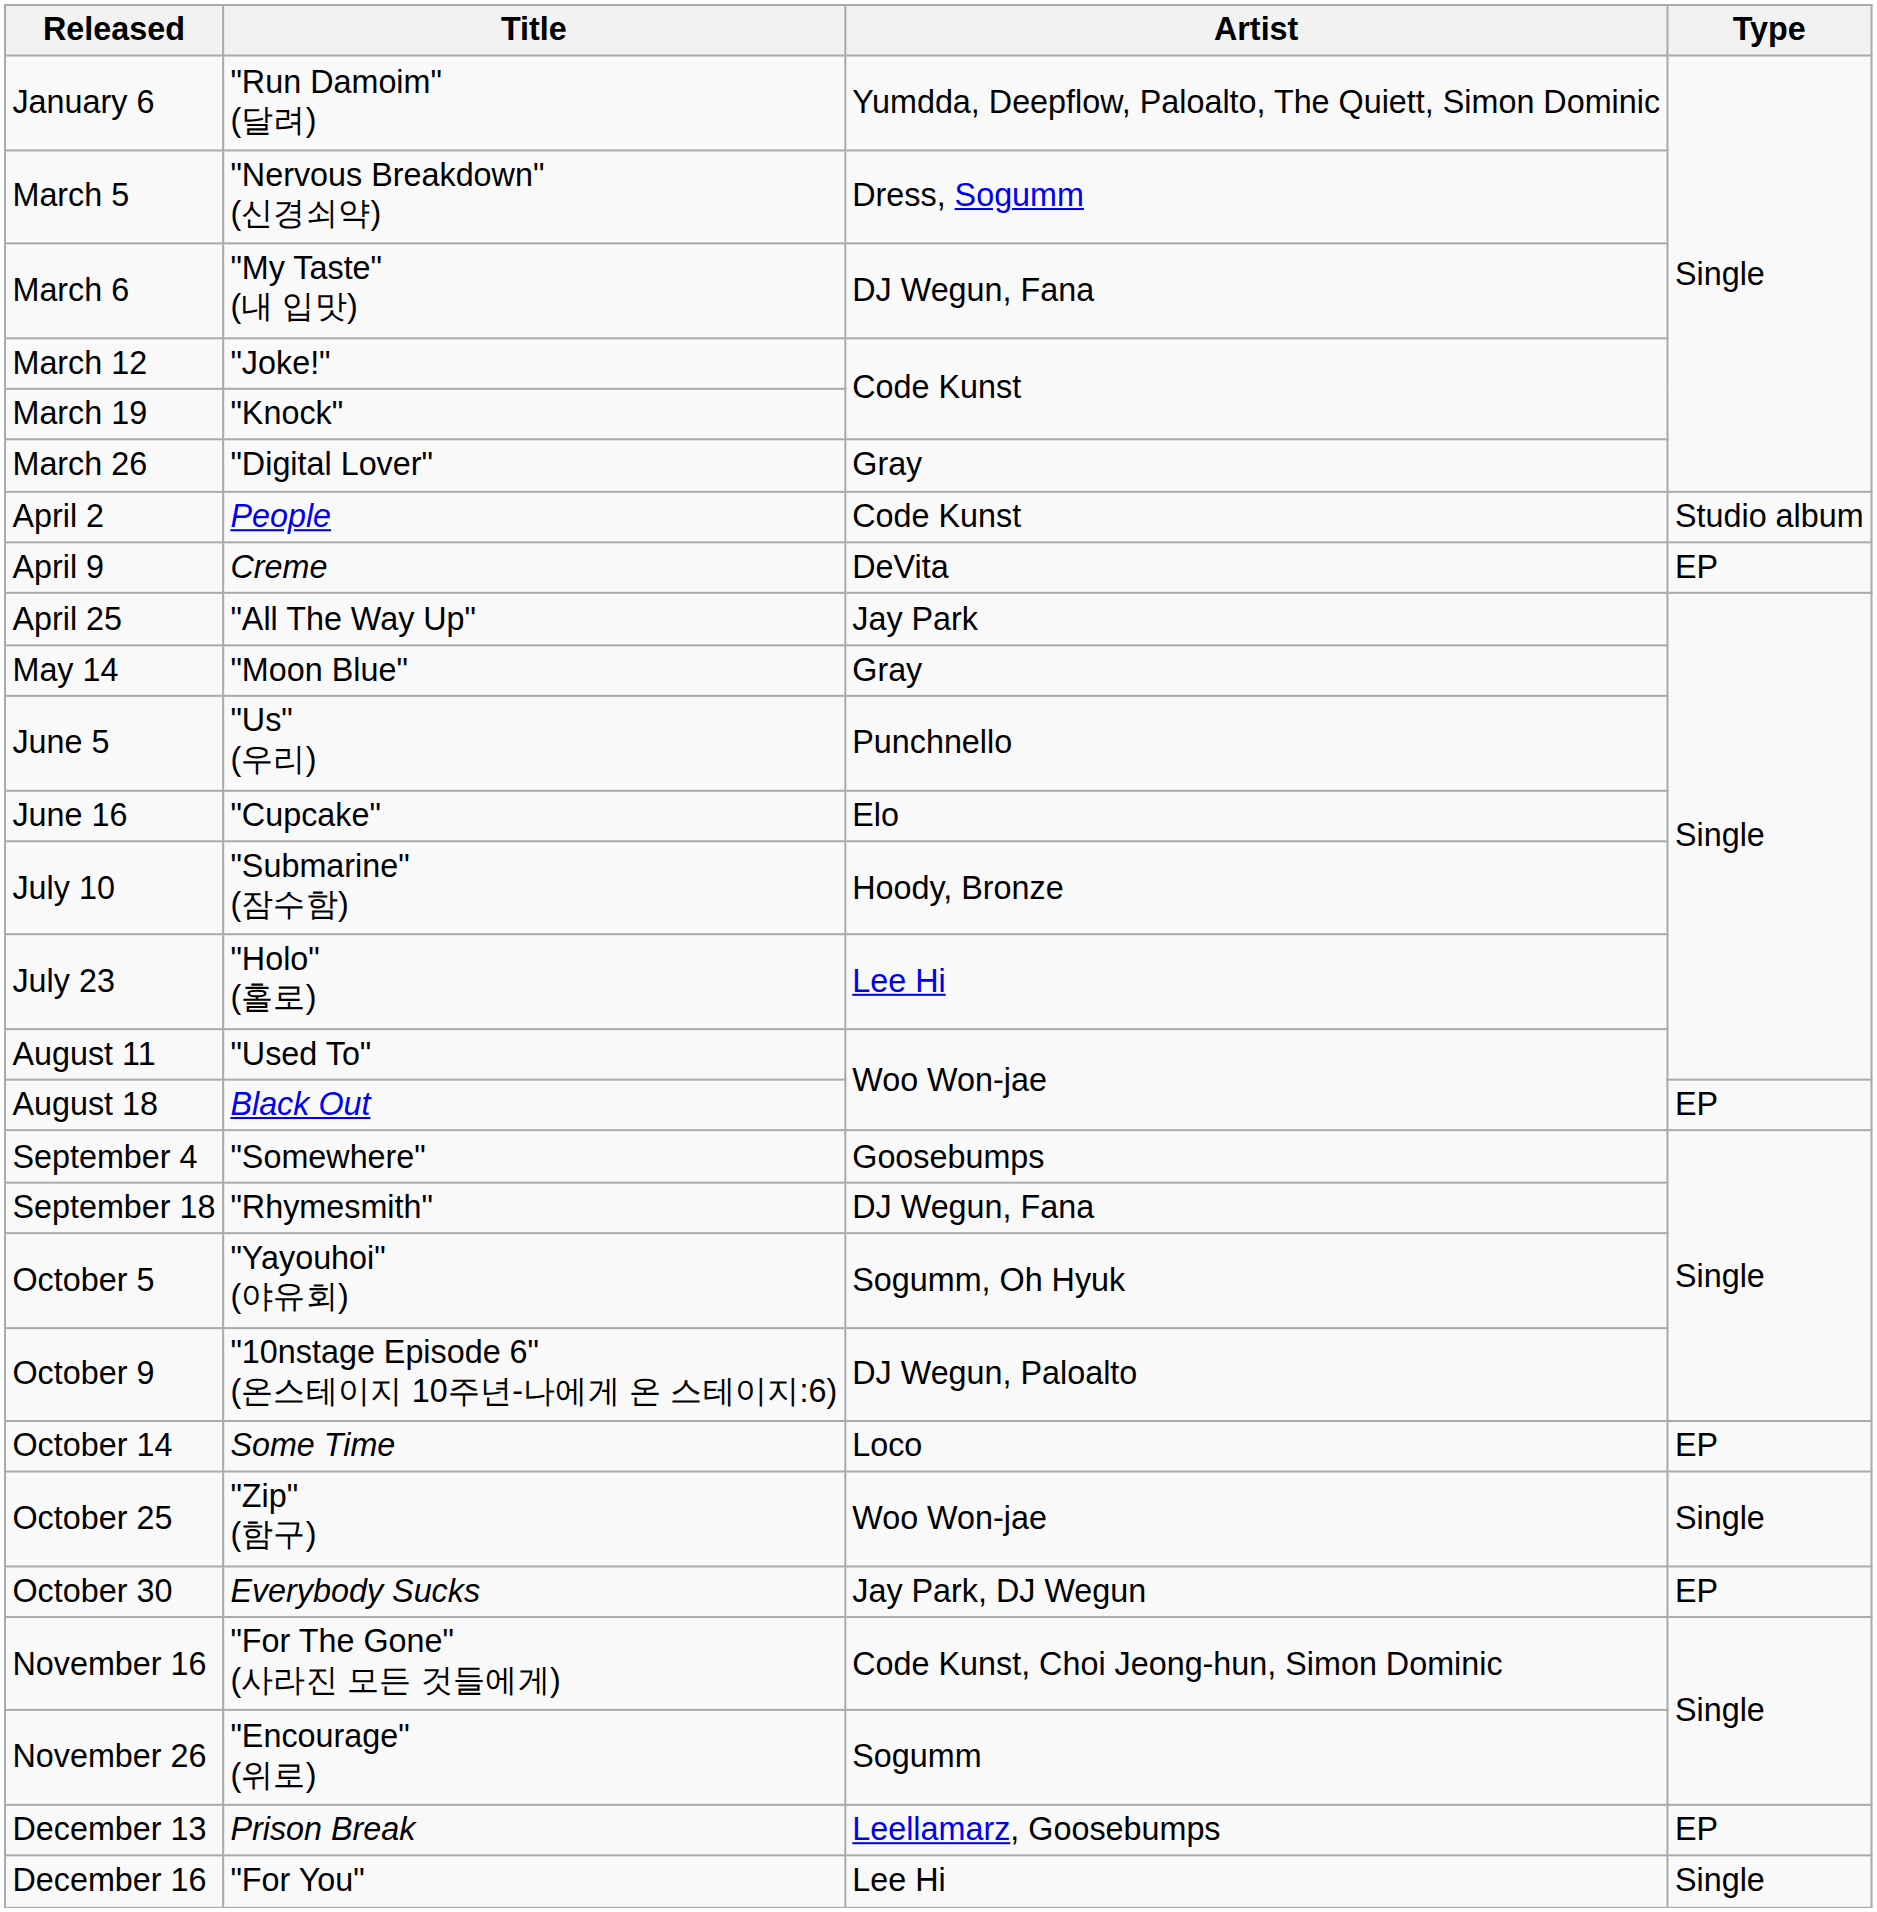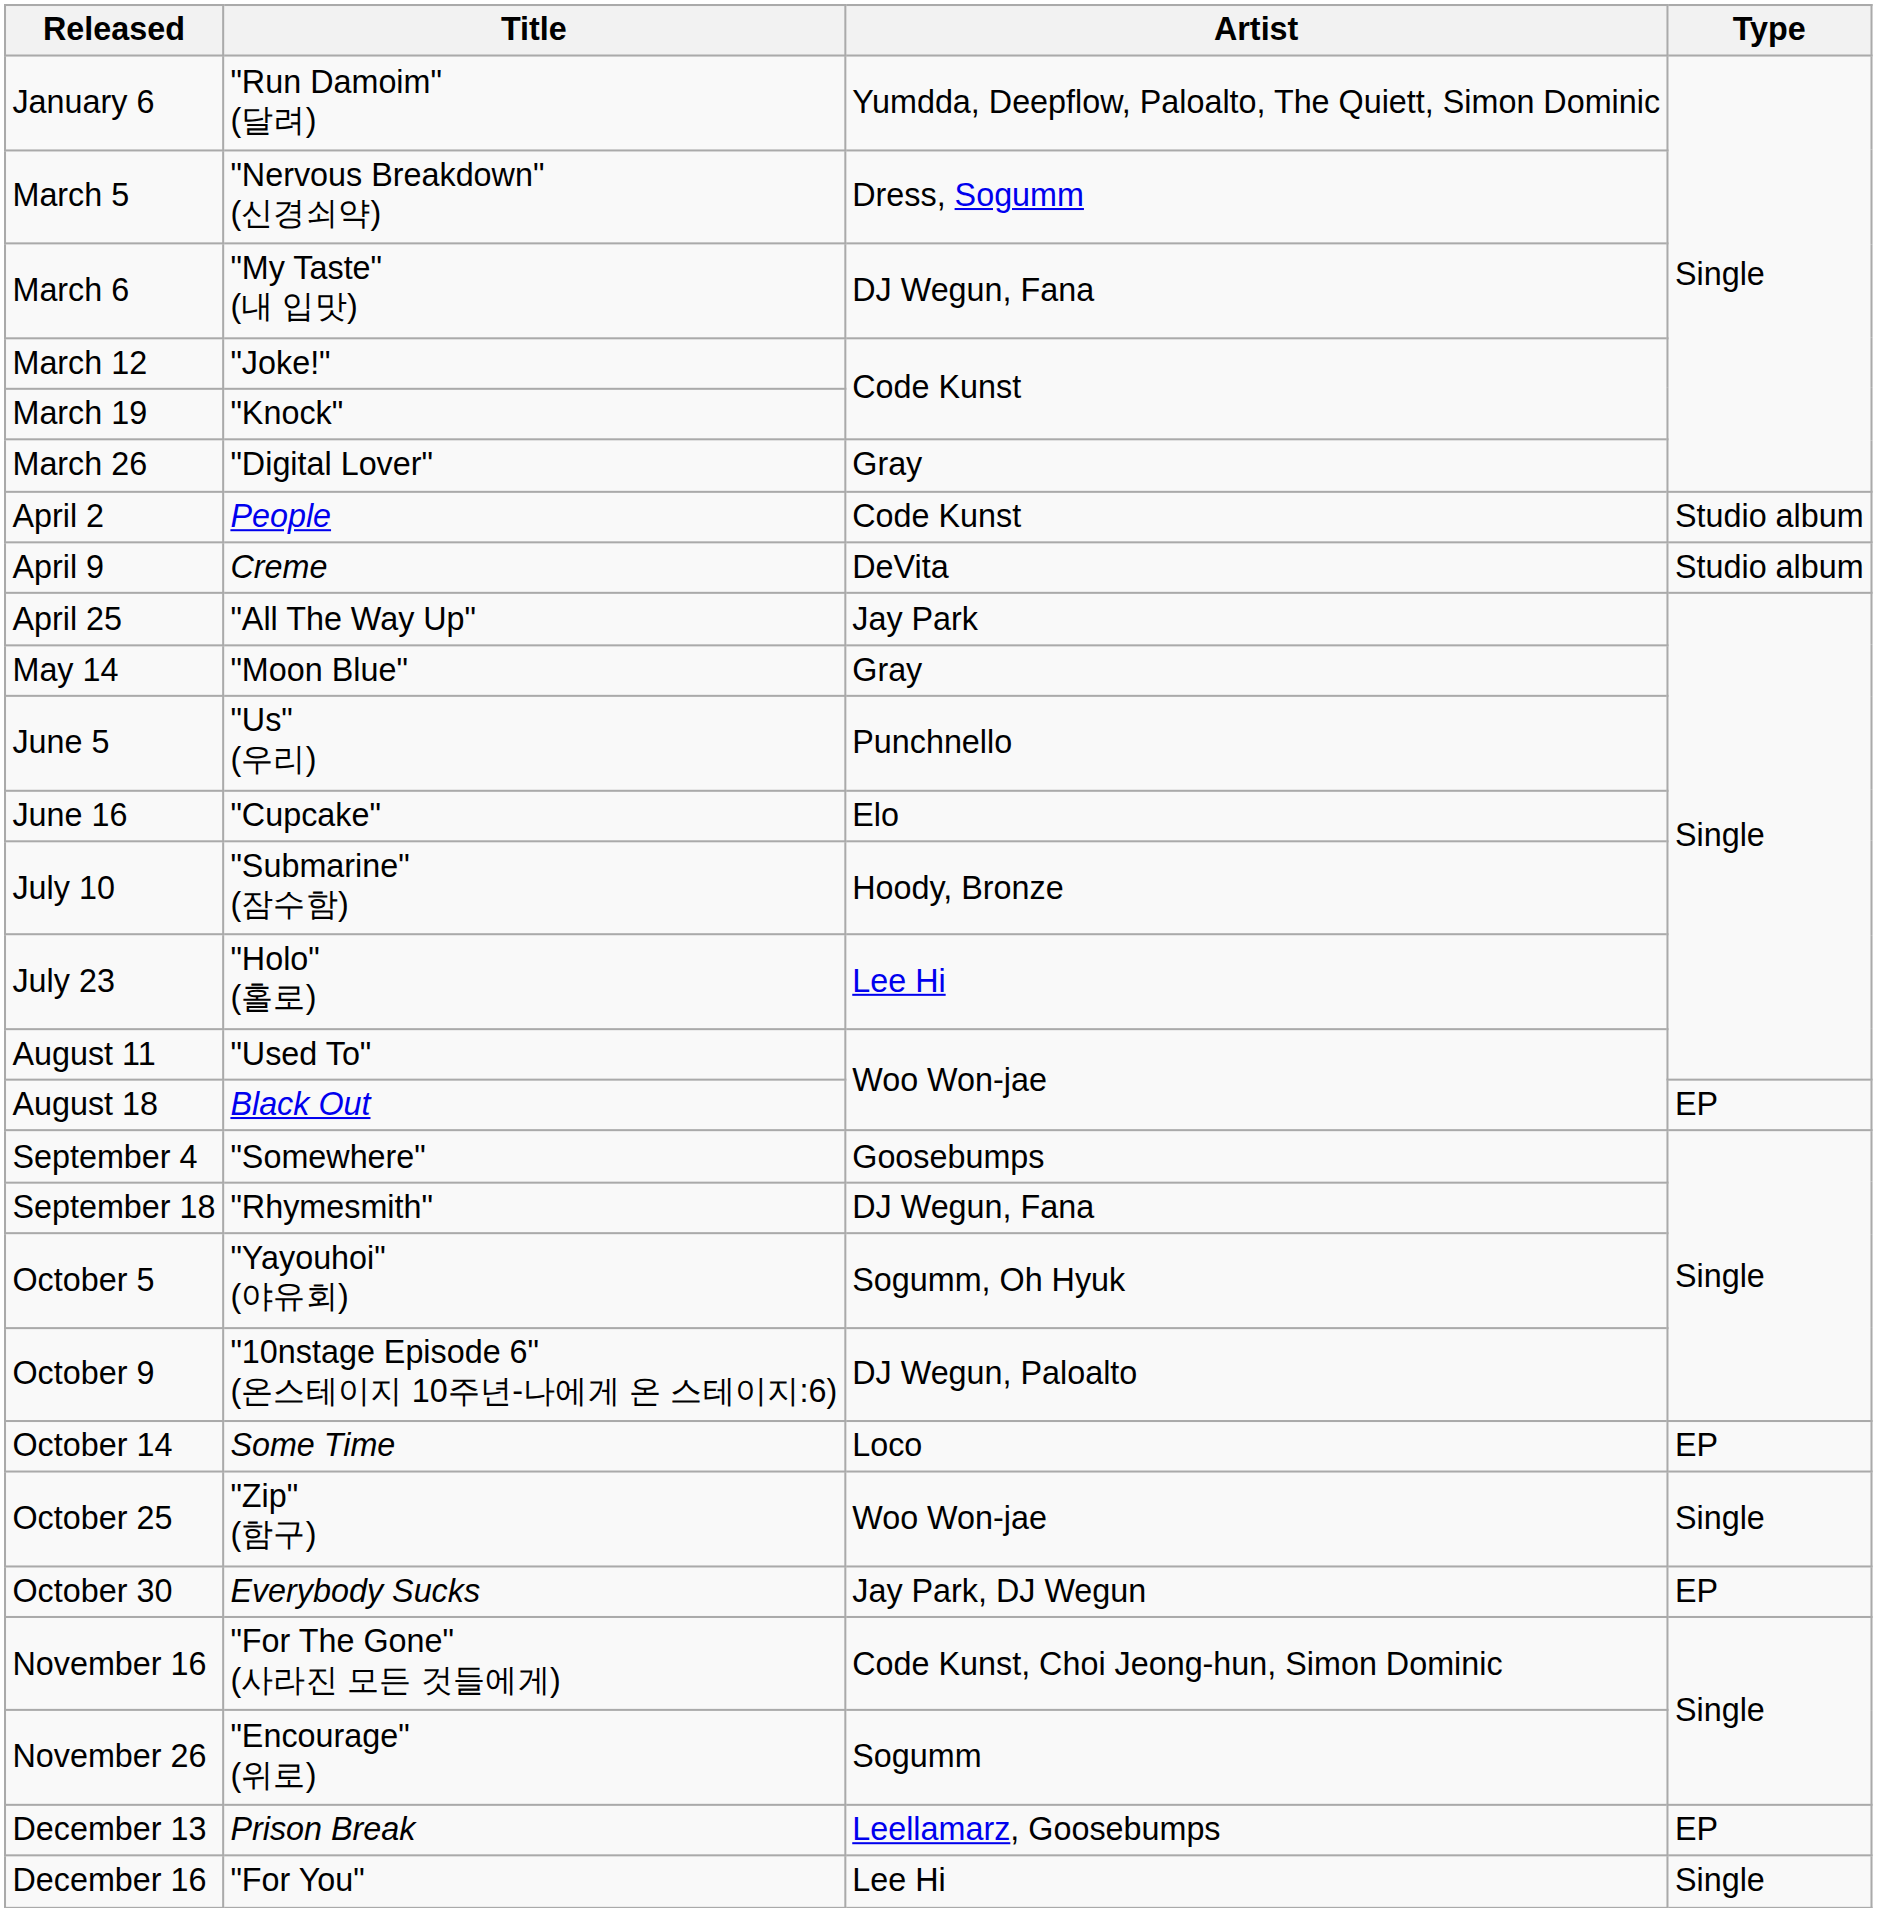(1697, 567) EP -> (1769, 567) Studio album
